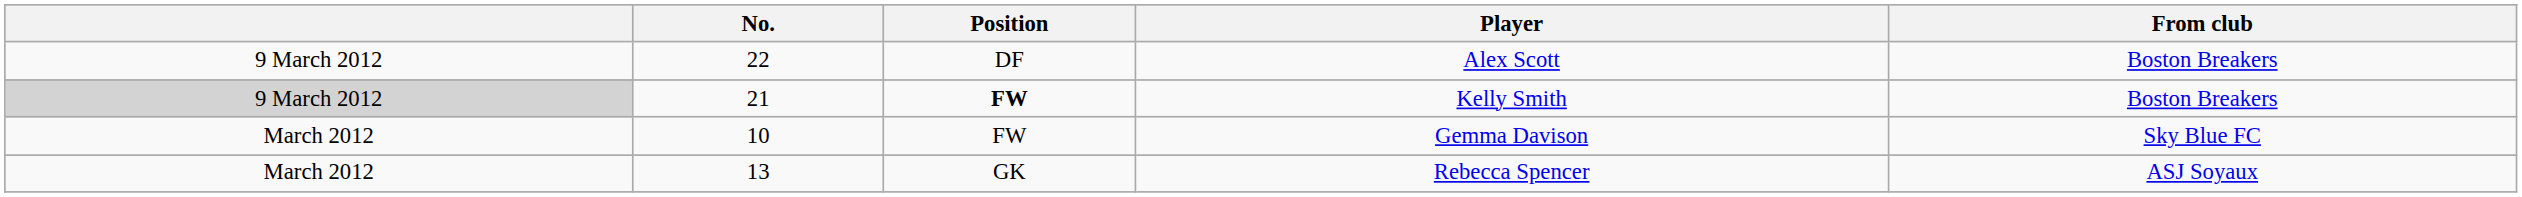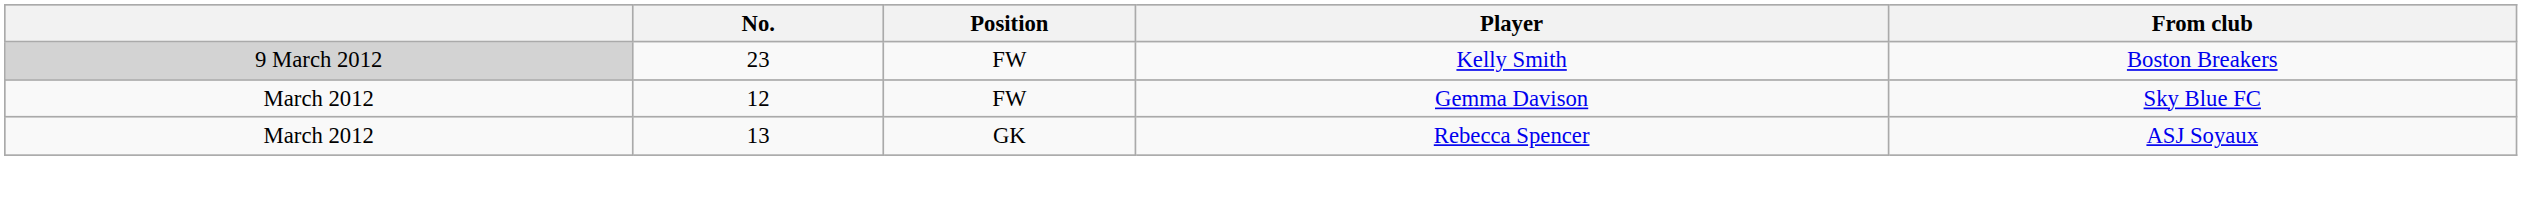- row: (1512, 60)
(758, 97) 21 -> (758, 60) 23
(1009, 97) bold -> (1009, 60) normal
(758, 135) 10 -> (758, 97) 12
